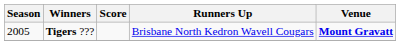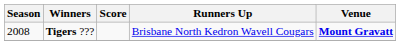(18, 31) 2005 -> (18, 31) 2008
